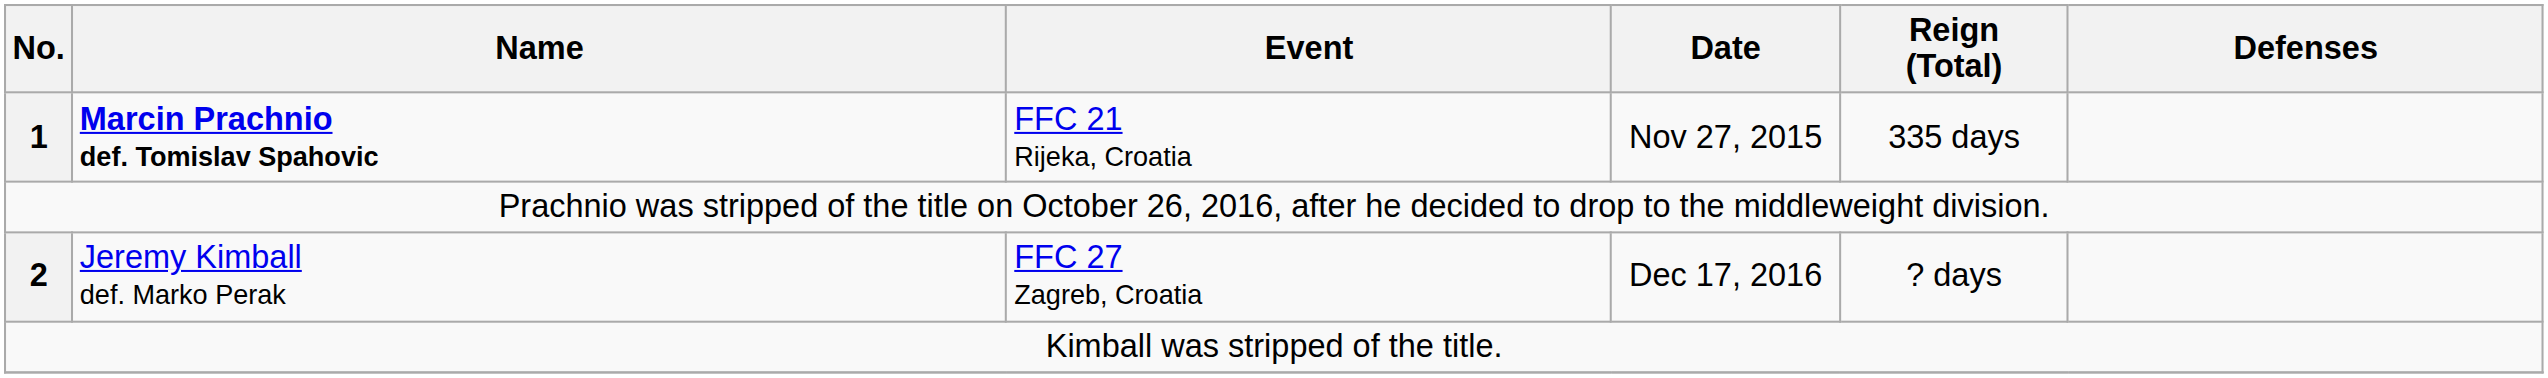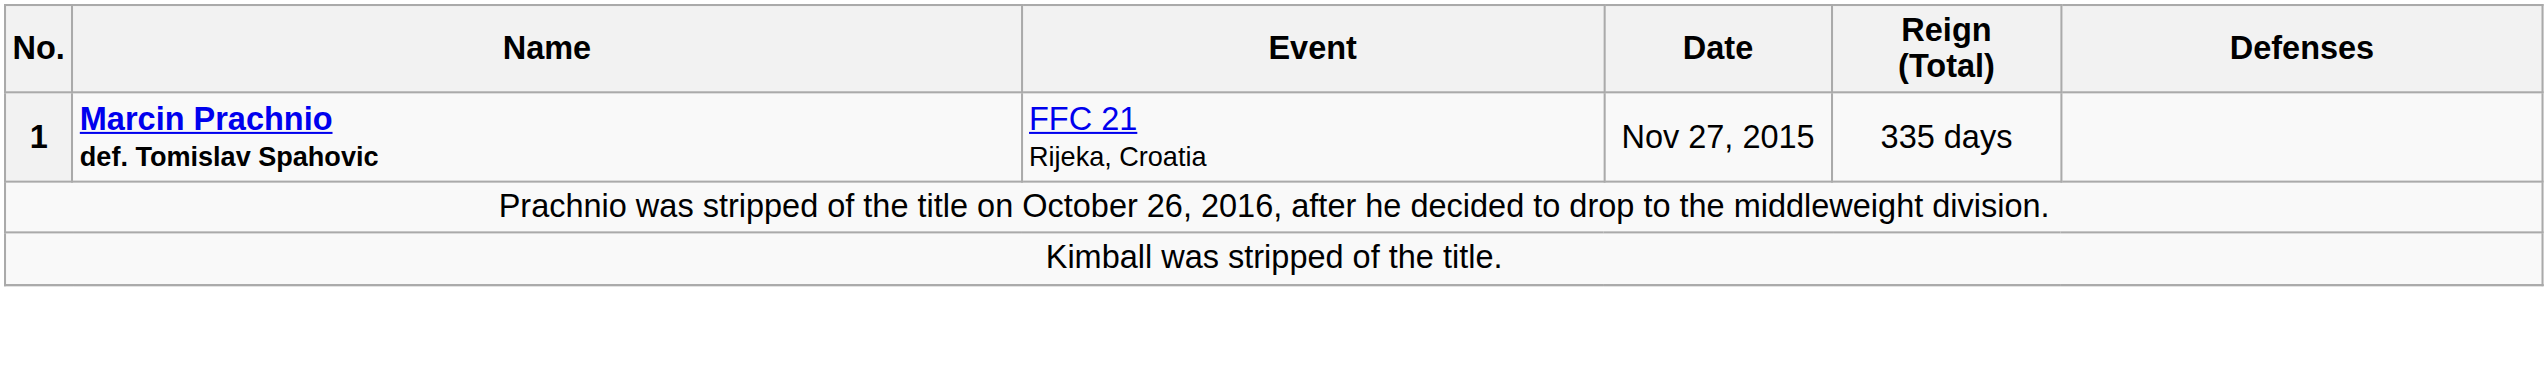- row: (39, 276)
